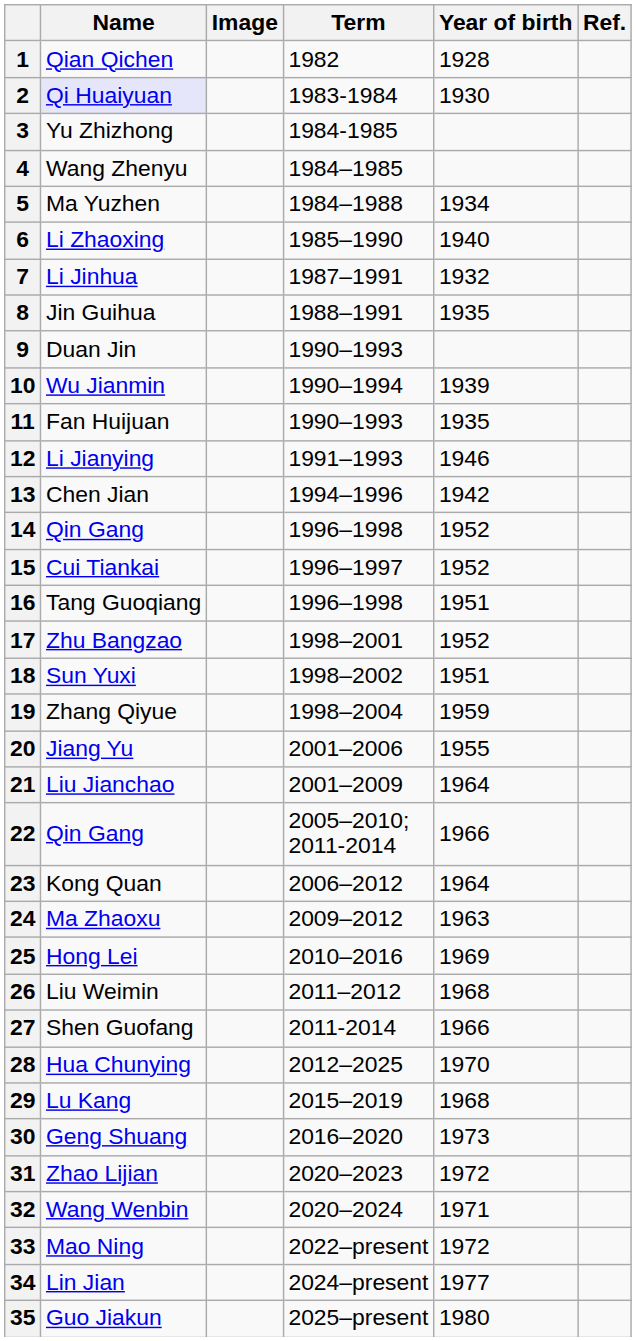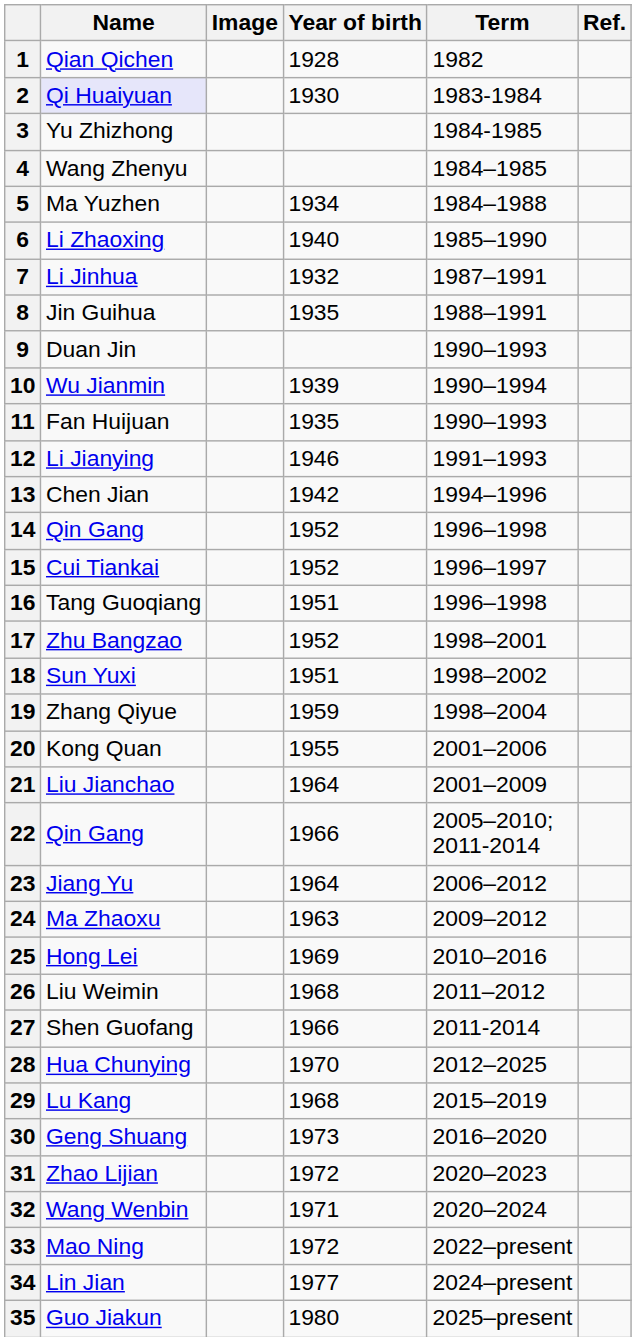columns swapped: (506, 22) <-> (358, 22)
(90, 748) Jiang Yu -> (104, 748) Kong Quan
(104, 882) Kong Quan -> (90, 882) Jiang Yu
